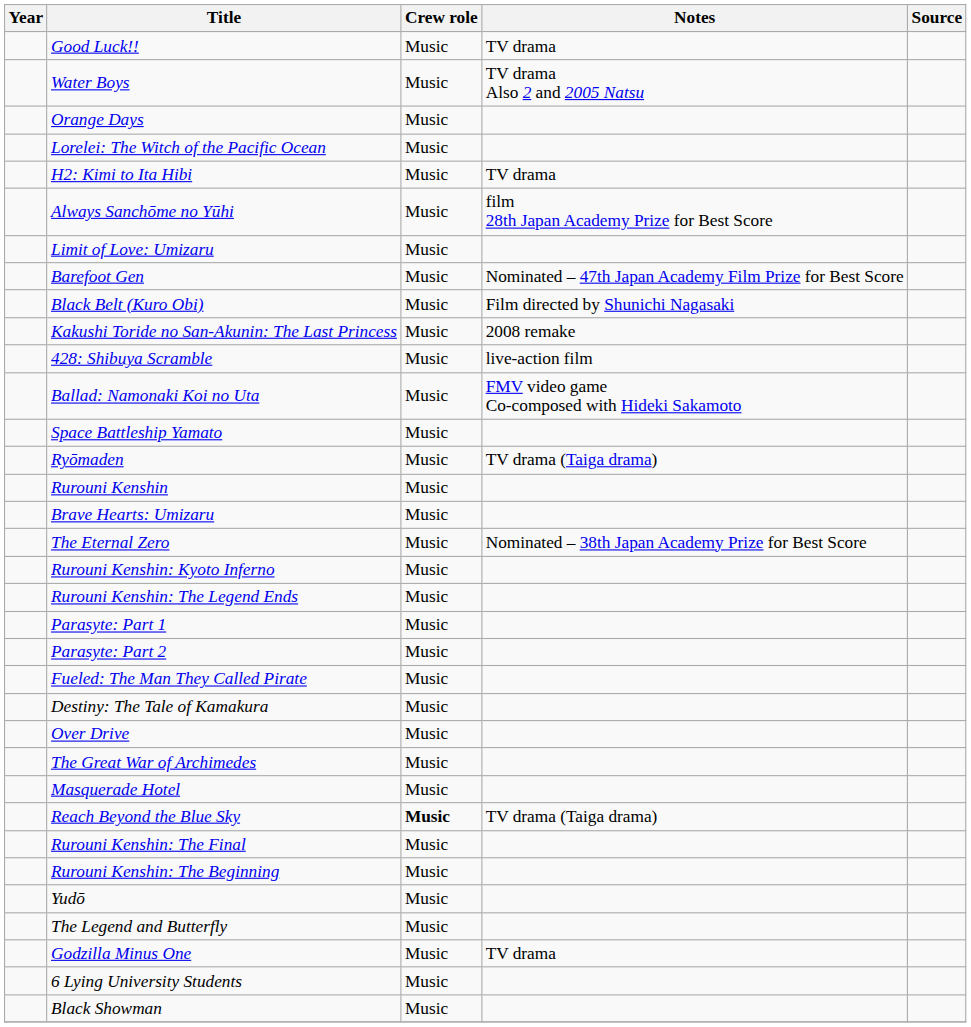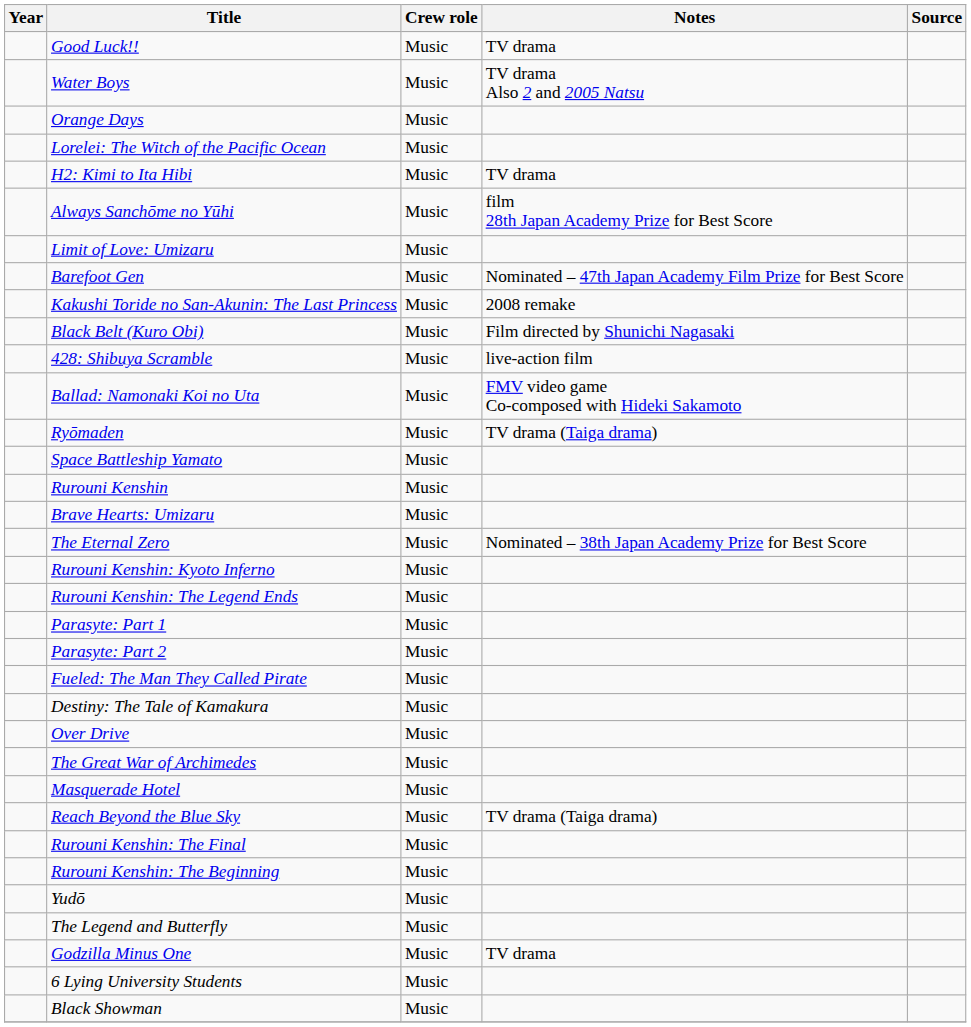rows swapped: (127, 303) <-> (224, 331)
rows swapped: (87, 460) <-> (137, 432)
(427, 816) bold -> (427, 816) normal
